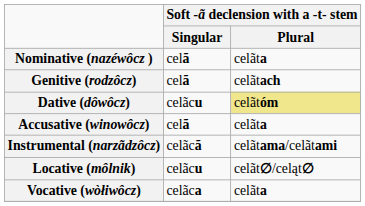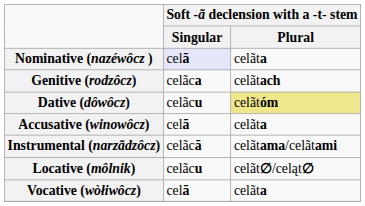(178, 59) no background -> (178, 59) lavender background
(178, 80) celã -> (184, 80) celãca
(184, 190) celãca -> (178, 190) celã
